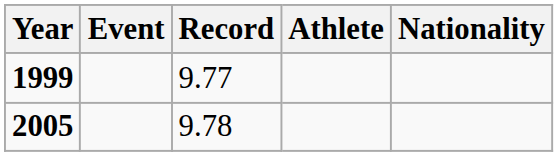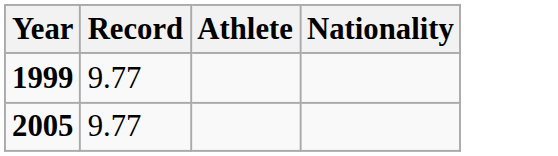- column: (126, 28)
(205, 126) 9.78 -> (115, 126) 9.77
